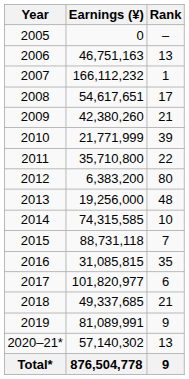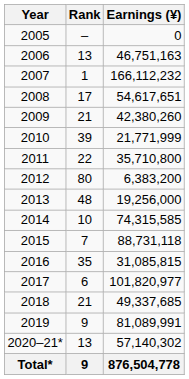columns swapped: (106, 14) <-> (166, 14)
